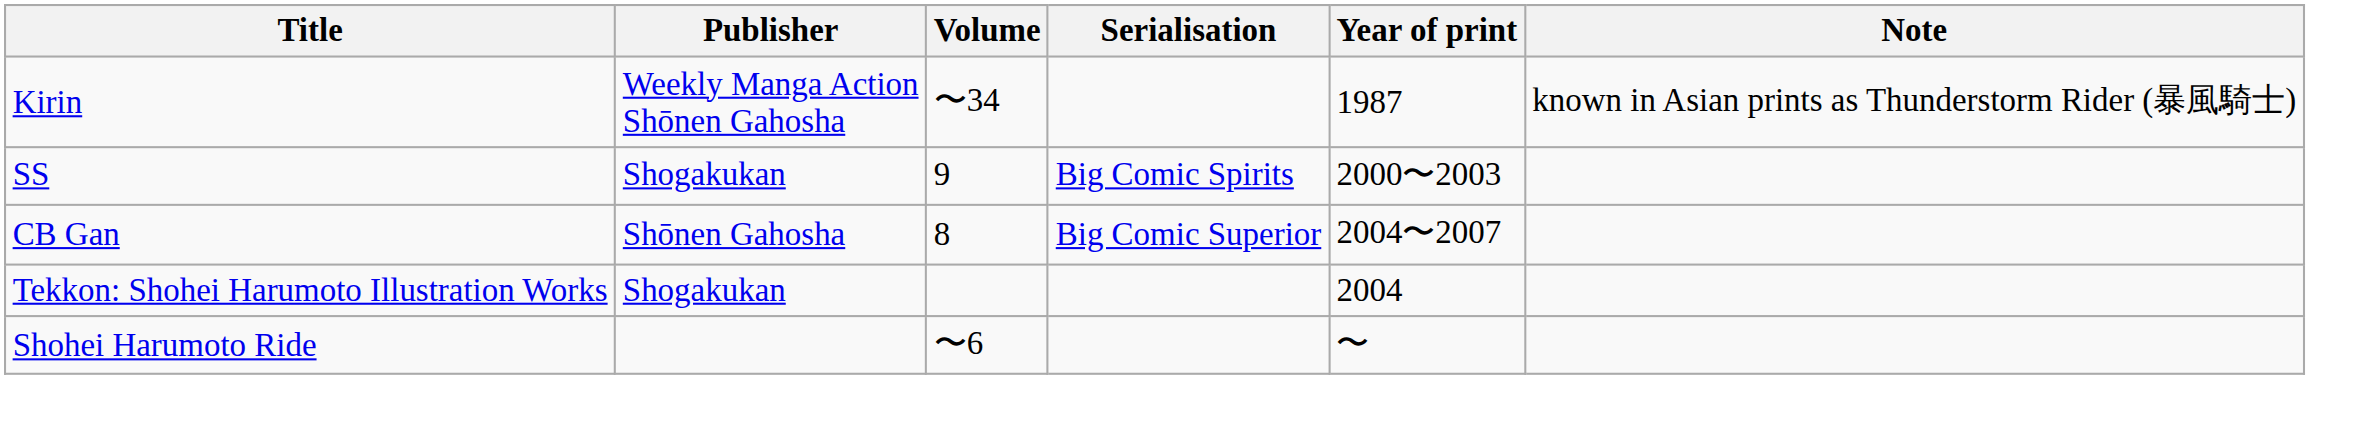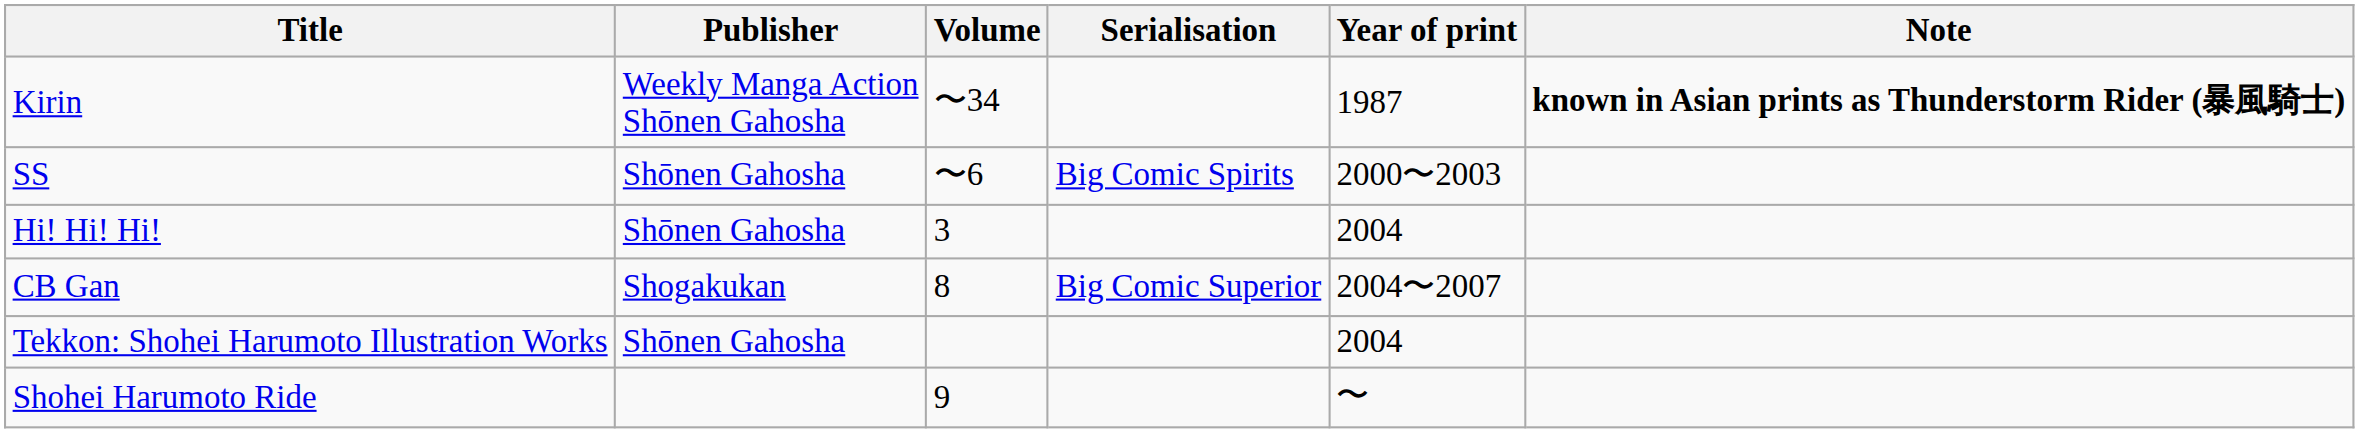(1914, 100) normal -> (1939, 100) bold
(704, 175) Shogakukan -> (734, 175) Shōnen Gahosha
(942, 175) 9 -> (958, 174) 〜6
+ row: (87, 230)
(734, 233) Shōnen Gahosha -> (704, 286) Shogakukan
(704, 289) Shogakukan -> (734, 341) Shōnen Gahosha
(958, 343) 〜6 -> (942, 396) 9
